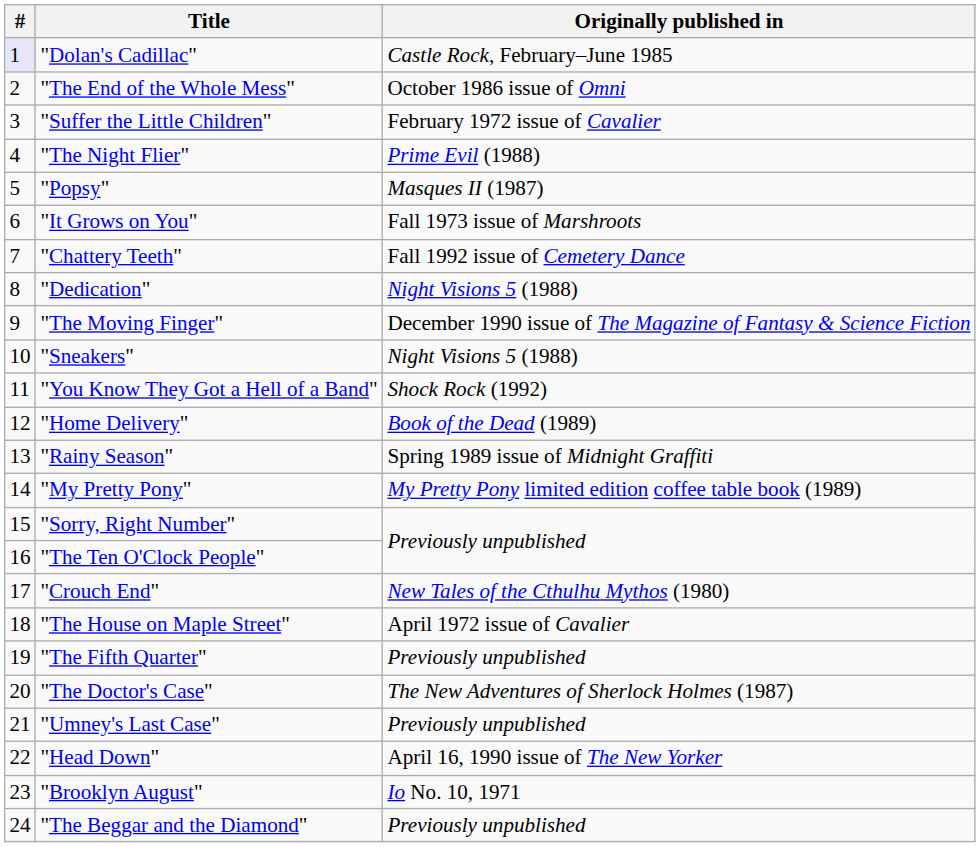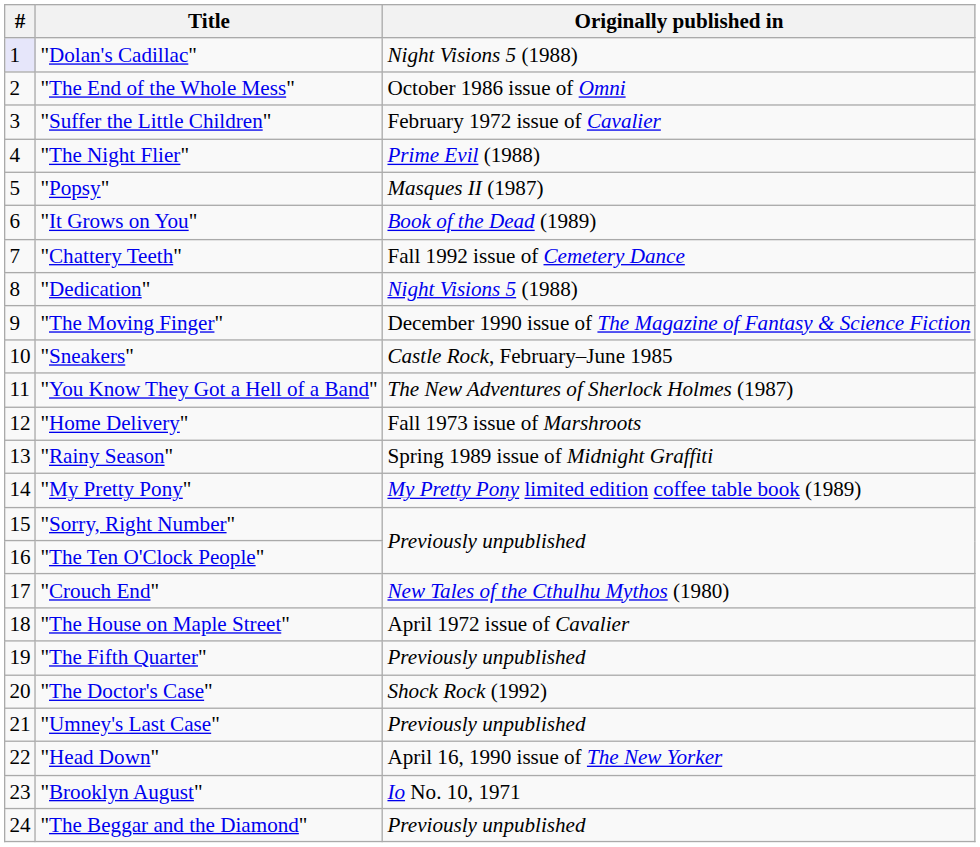(530, 54) Castle Rock, February–June 1985 -> (483, 54) Night Visions 5 (1988)
(514, 222) Fall 1973 issue of Marshroots -> (492, 222) Book of the Dead (1989)
(483, 356) Night Visions 5 (1988) -> (530, 356) Castle Rock, February–June 1985
(467, 389) Shock Rock (1992) -> (590, 389) The New Adventures of Sherlock Holmes (1987)
(492, 423) Book of the Dead (1989) -> (514, 423) Fall 1973 issue of Marshroots
(590, 691) The New Adventures of Sherlock Holmes (1987) -> (467, 691) Shock Rock (1992)
